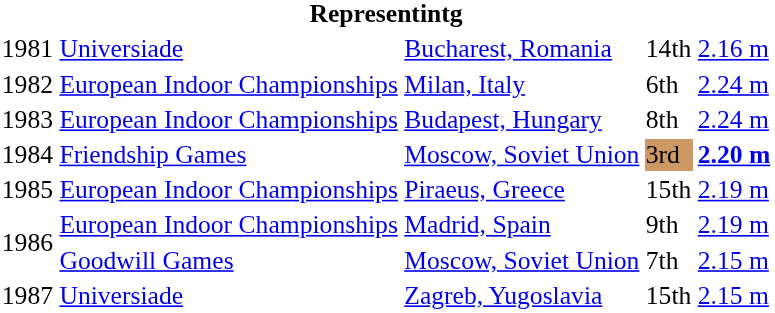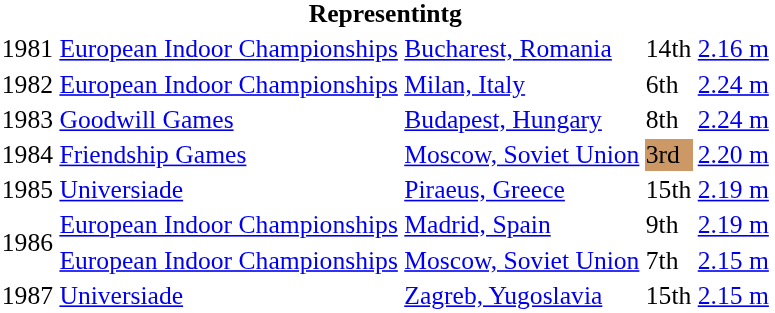(121, 49) Universiade -> (229, 49) European Indoor Championships
(229, 119) European Indoor Championships -> (147, 119) Goodwill Games
(734, 154) bold -> (733, 154) normal
(229, 189) European Indoor Championships -> (121, 189) Universiade
(147, 260) Goodwill Games -> (229, 260) European Indoor Championships
